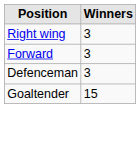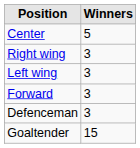+ row: (26, 34)
+ row: (32, 73)
